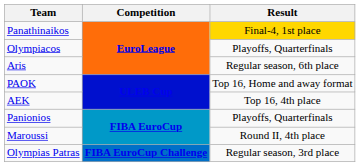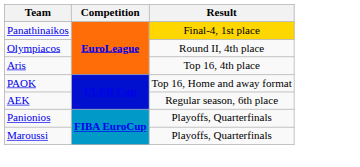(282, 48) Playoffs, Quarterfinals -> (222, 48) Round II, 4th place
(282, 65) Regular season, 6th place -> (222, 65) Top 16, 4th place
(282, 100) Top 16, 4th place -> (222, 100) Regular season, 6th place
(282, 135) Round II, 4th place -> (222, 135) Playoffs, Quarterfinals
- row: (43, 153)
